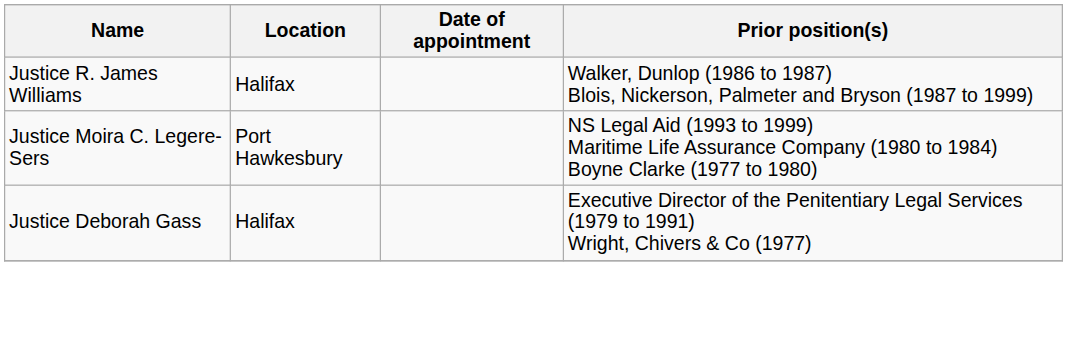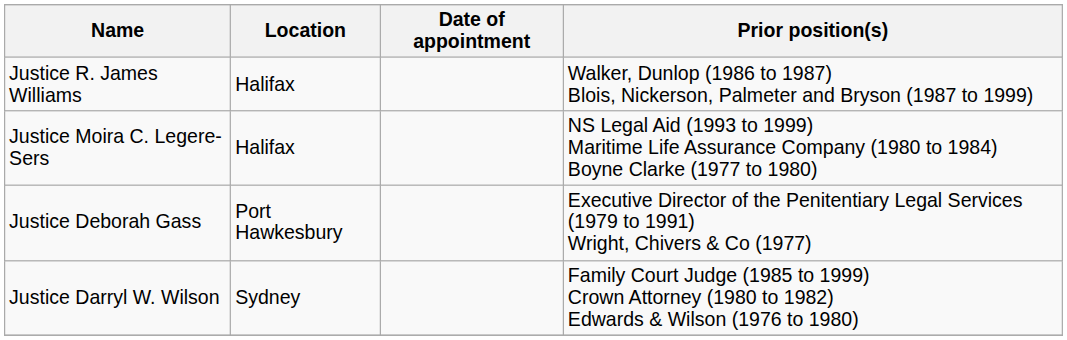(289, 147) Port Hawkesbury -> (265, 147) Halifax
(265, 222) Halifax -> (289, 222) Port Hawkesbury
+ row: (114, 297)
